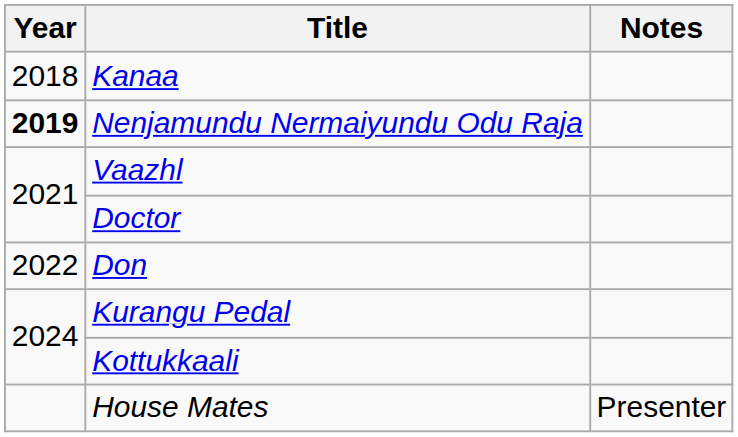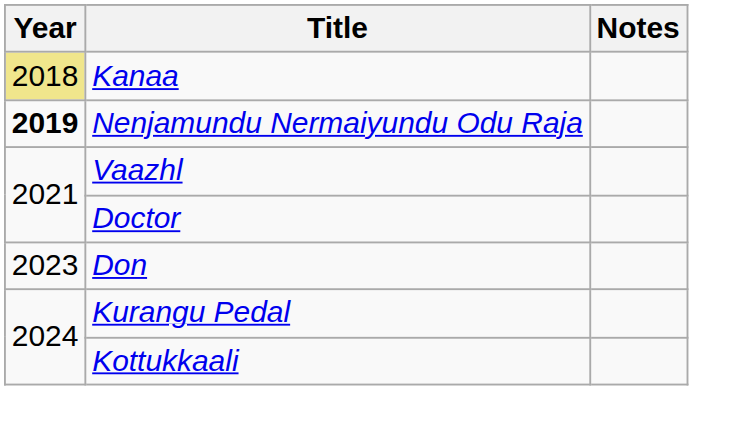(45, 75) no background -> (45, 75) khaki background
(45, 265) 2022 -> (45, 265) 2023
- row: (180, 407)
